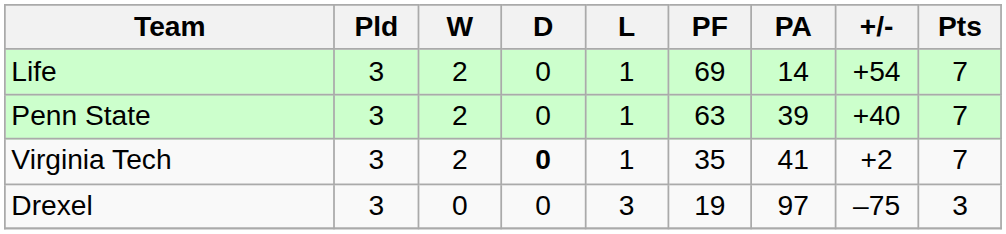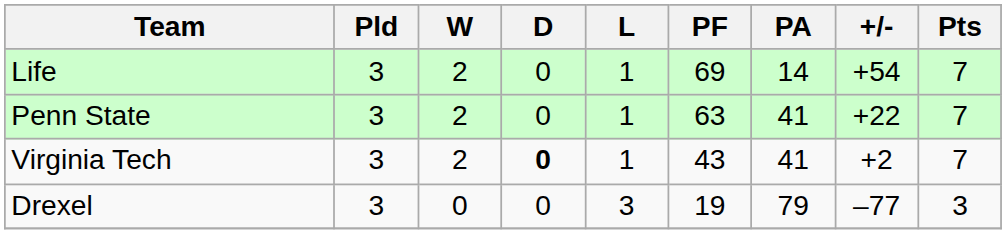(793, 116) 39 -> (793, 116) 41
(877, 116) +40 -> (877, 116) +22
(710, 160) 35 -> (710, 160) 43
(793, 205) 97 -> (793, 205) 79
(877, 205) –75 -> (877, 205) –77
